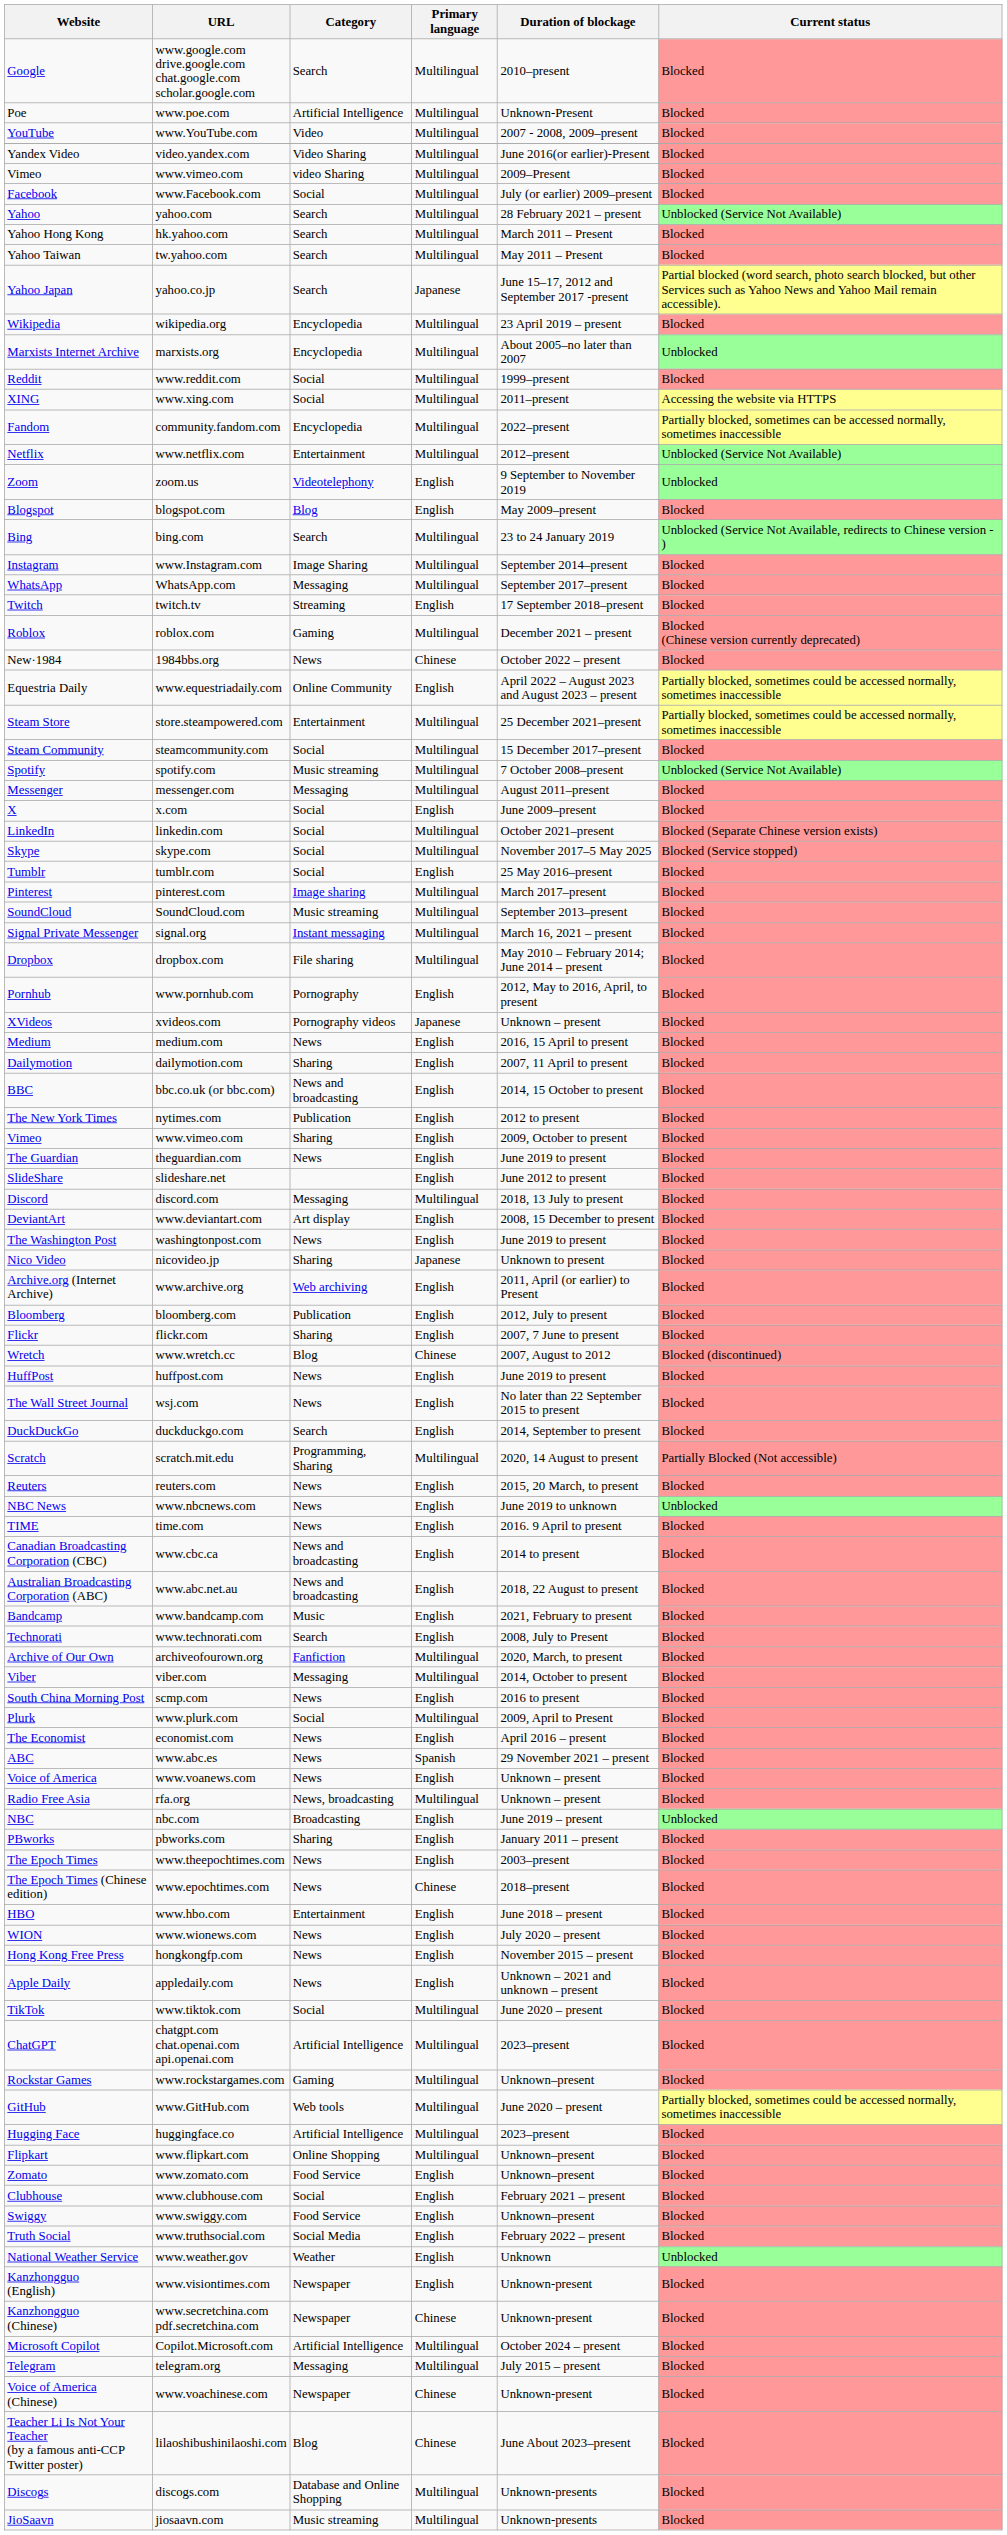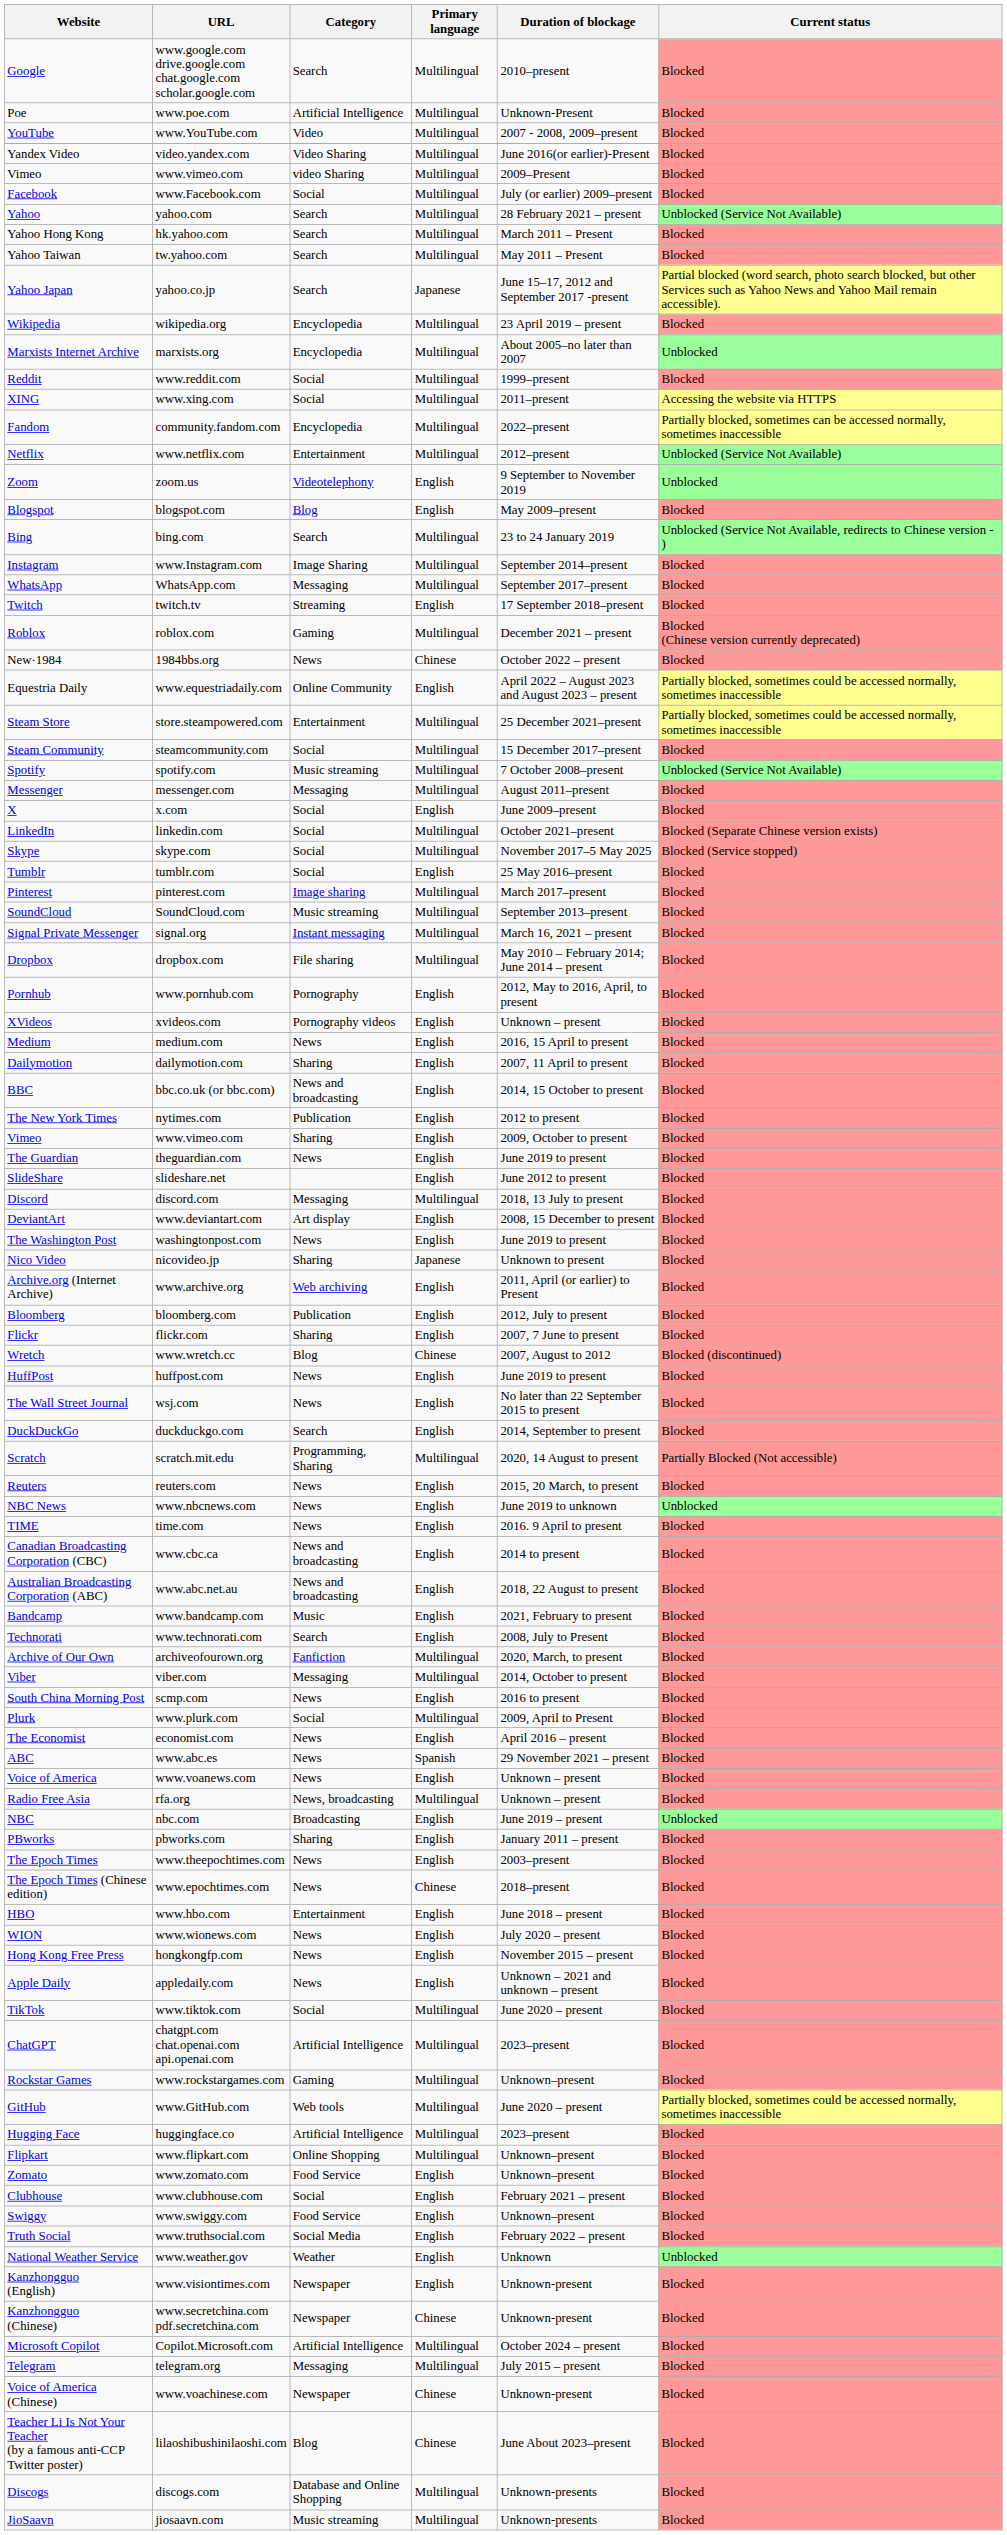(438, 1022) Japanese -> (434, 1022) English
